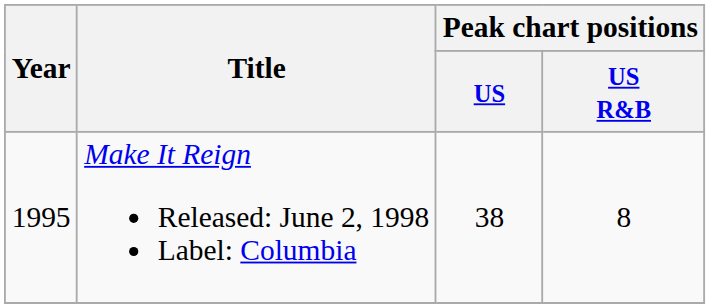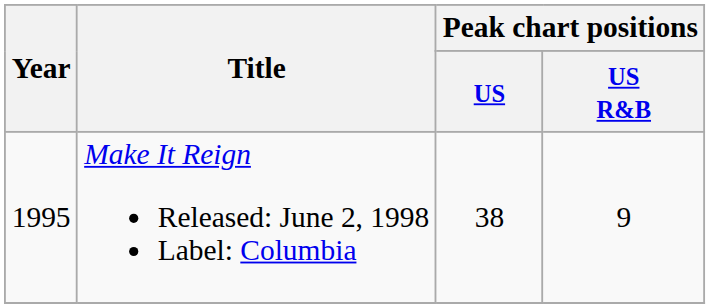(624, 216) 8 -> (624, 216) 9
